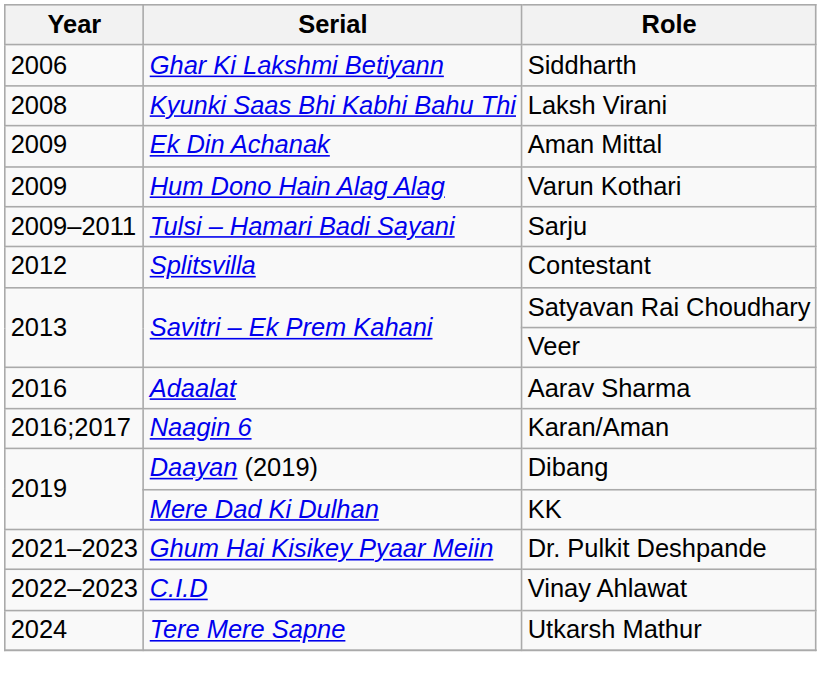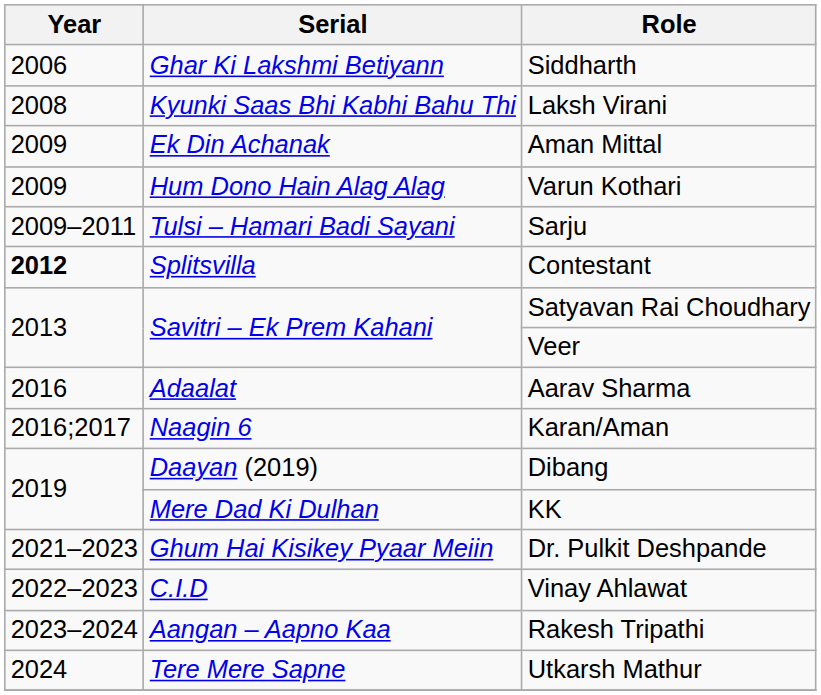(39, 266) normal -> (39, 266) bold
+ row: (616, 629)
